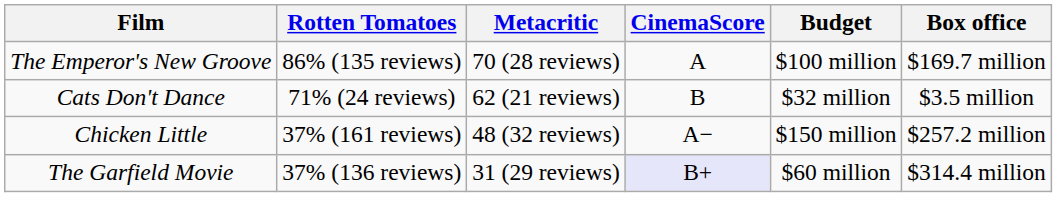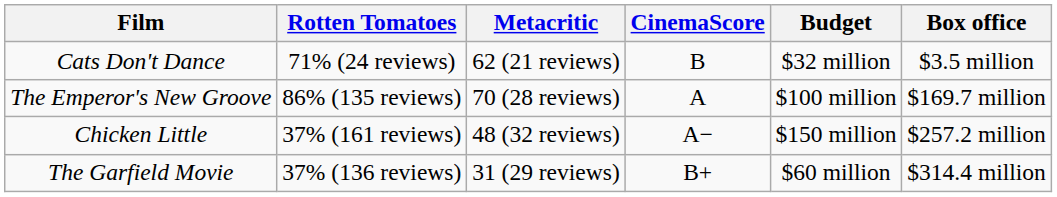rows swapped: (141, 97) <-> (141, 60)
(698, 172) lavender background -> (698, 172) no background
